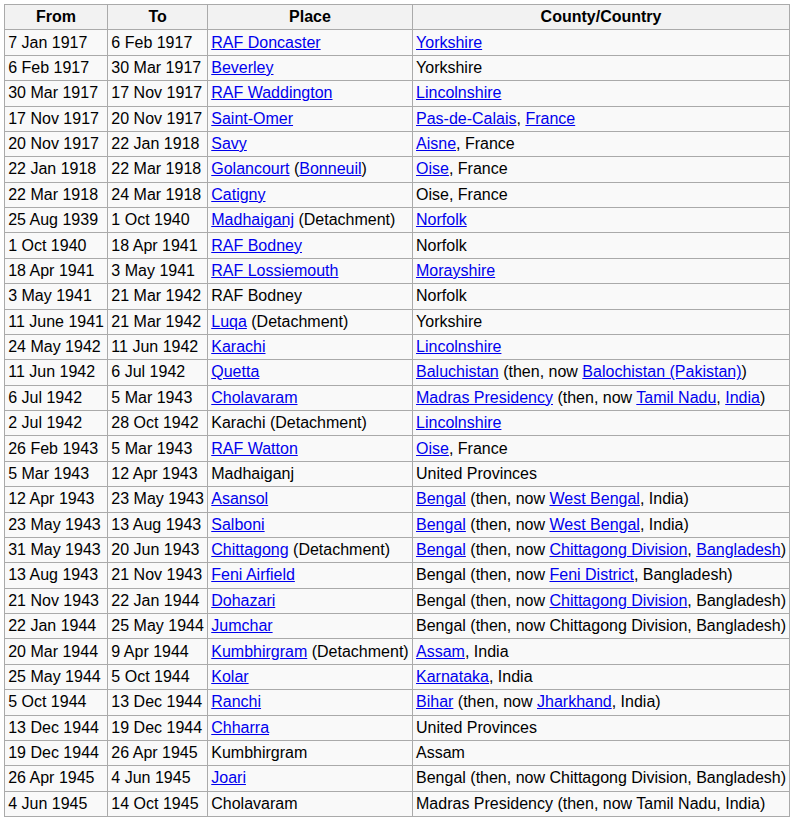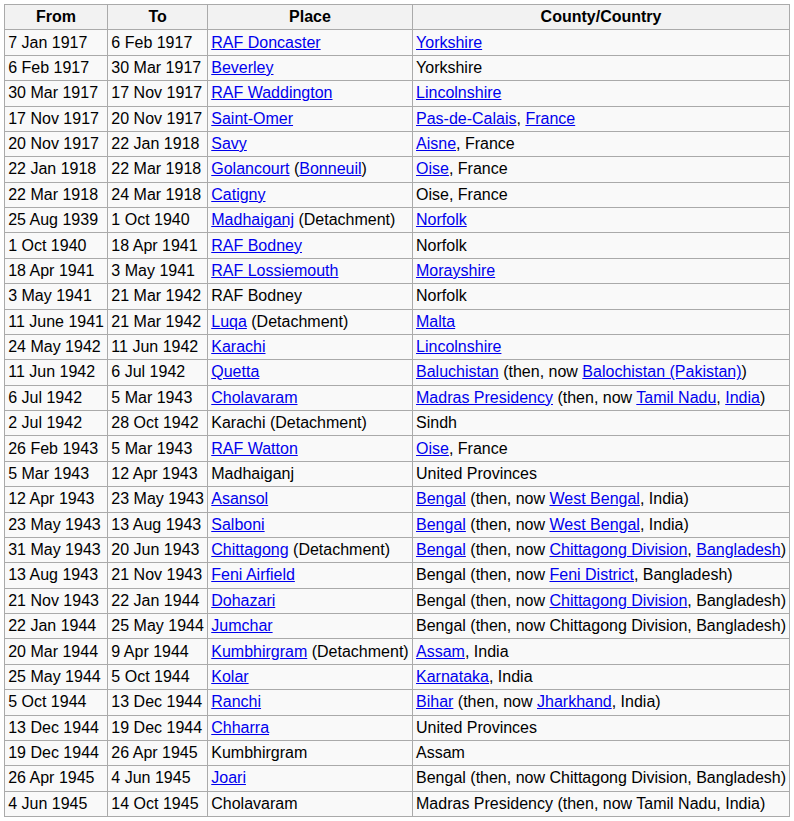(449, 321) Yorkshire -> (436, 321) Malta
(459, 423) Lincolnshire -> (436, 423) Sindh
